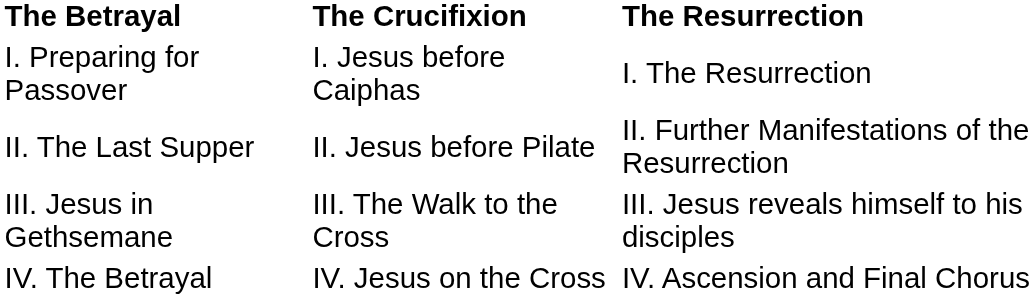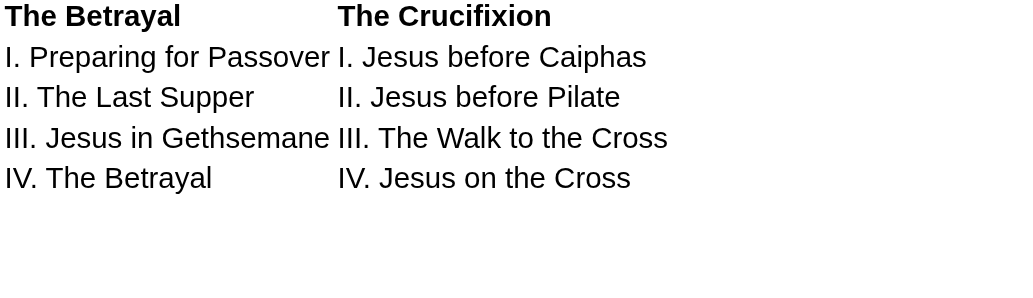- column: (743, 16)
